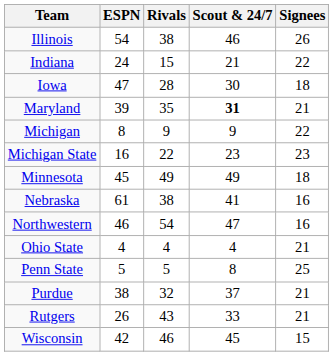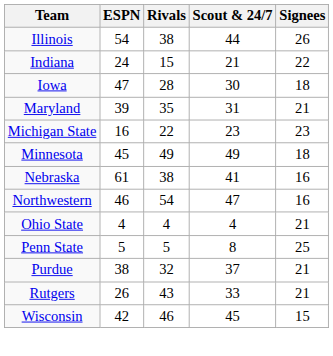(233, 39) 46 -> (233, 39) 44
(233, 108) bold -> (233, 108) normal
- row: (52, 131)
